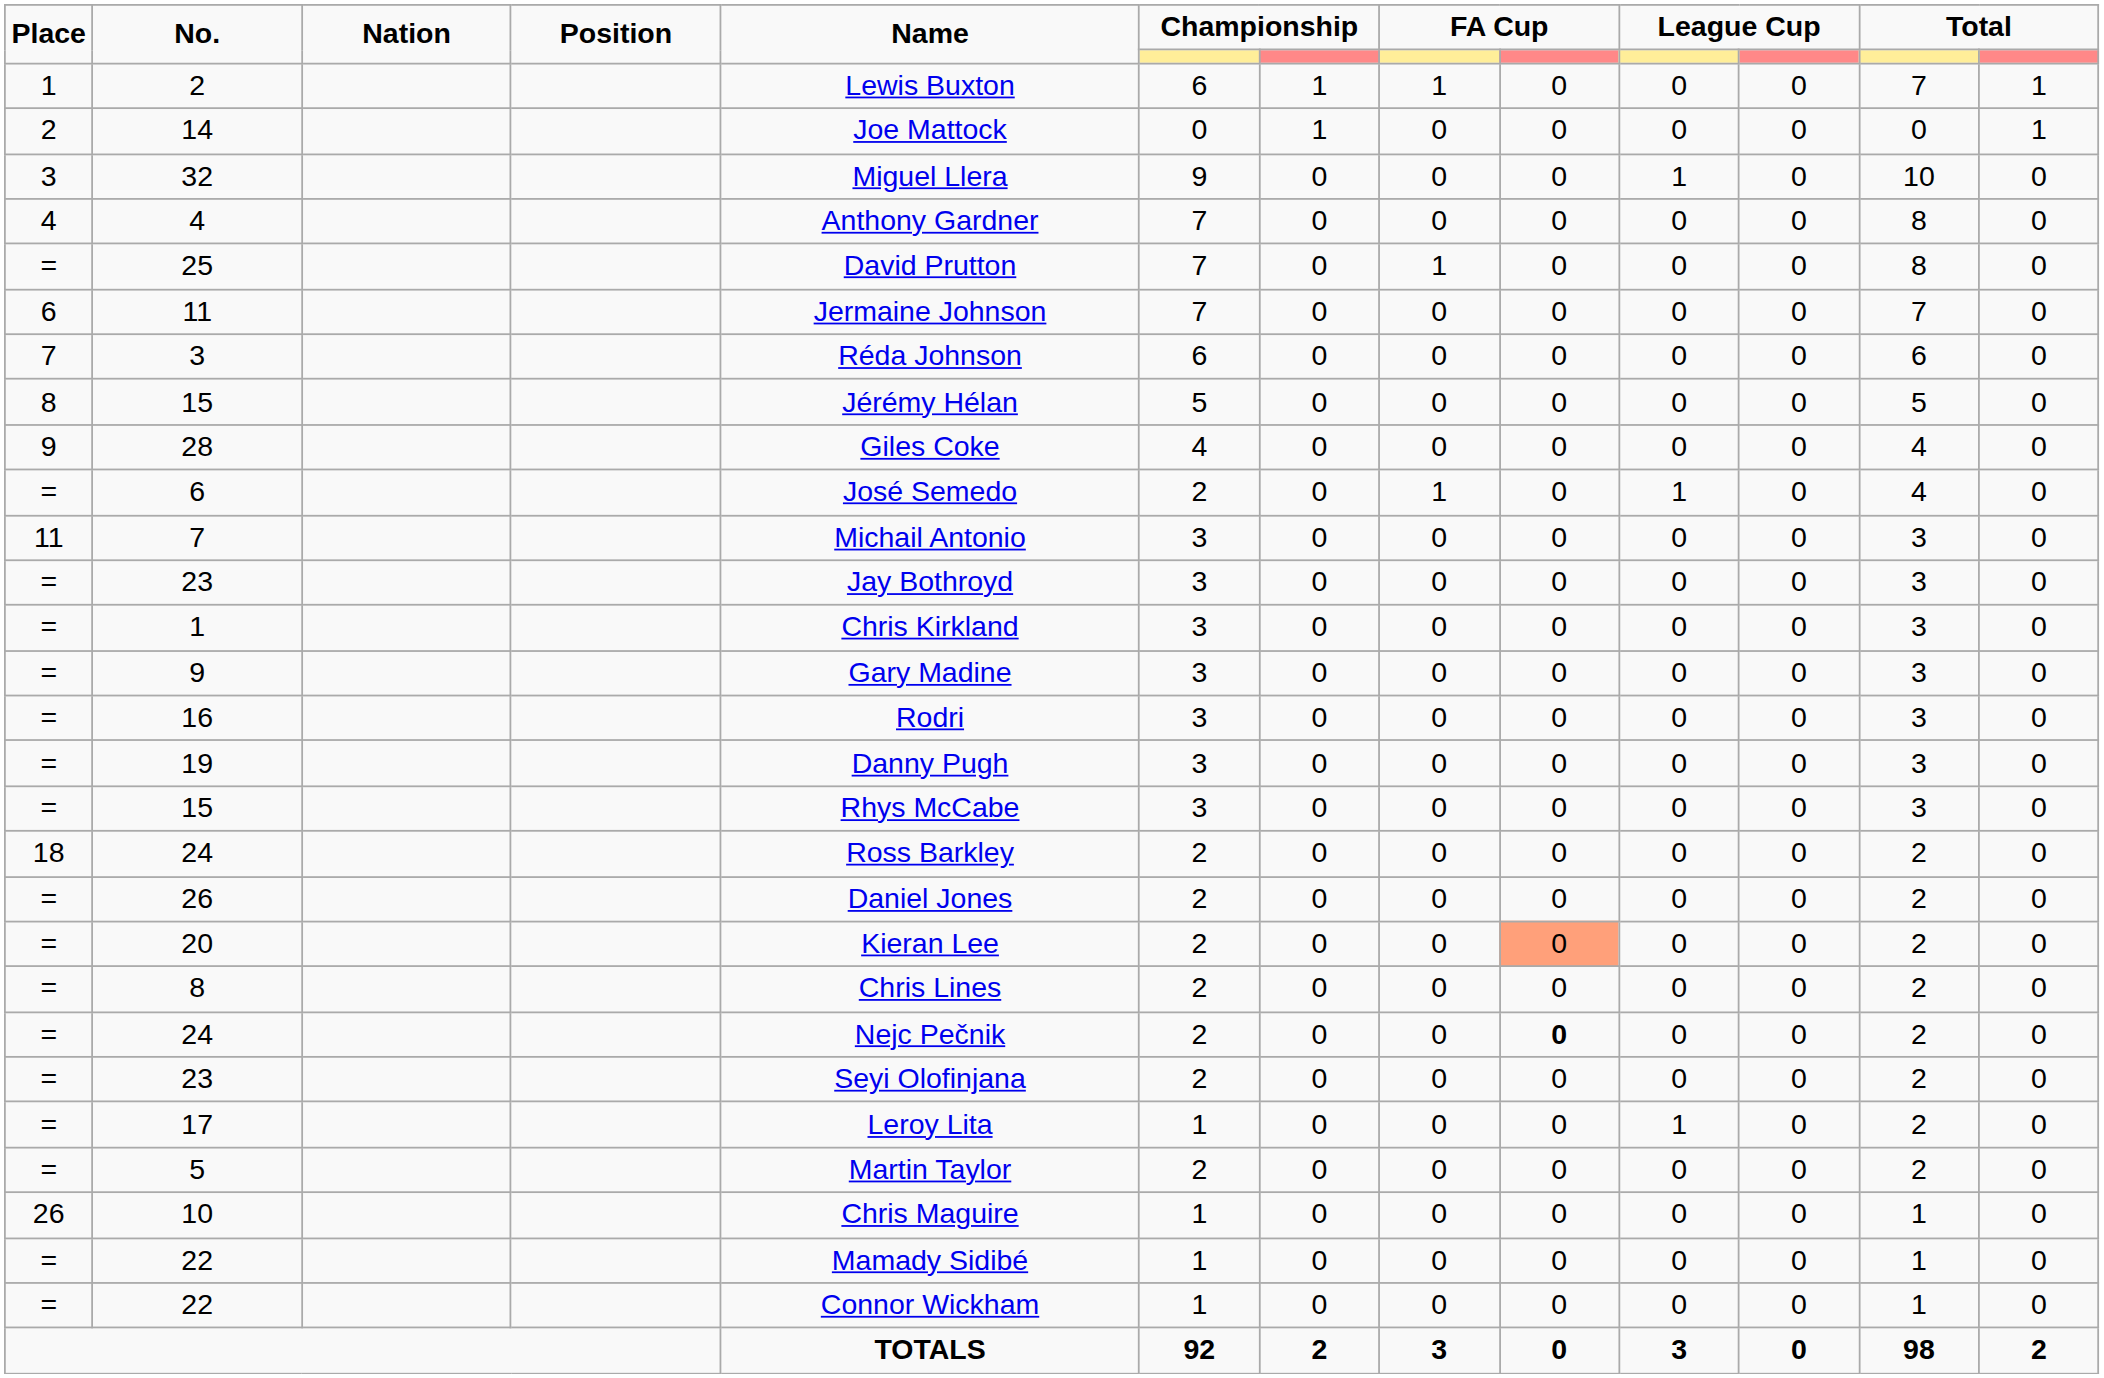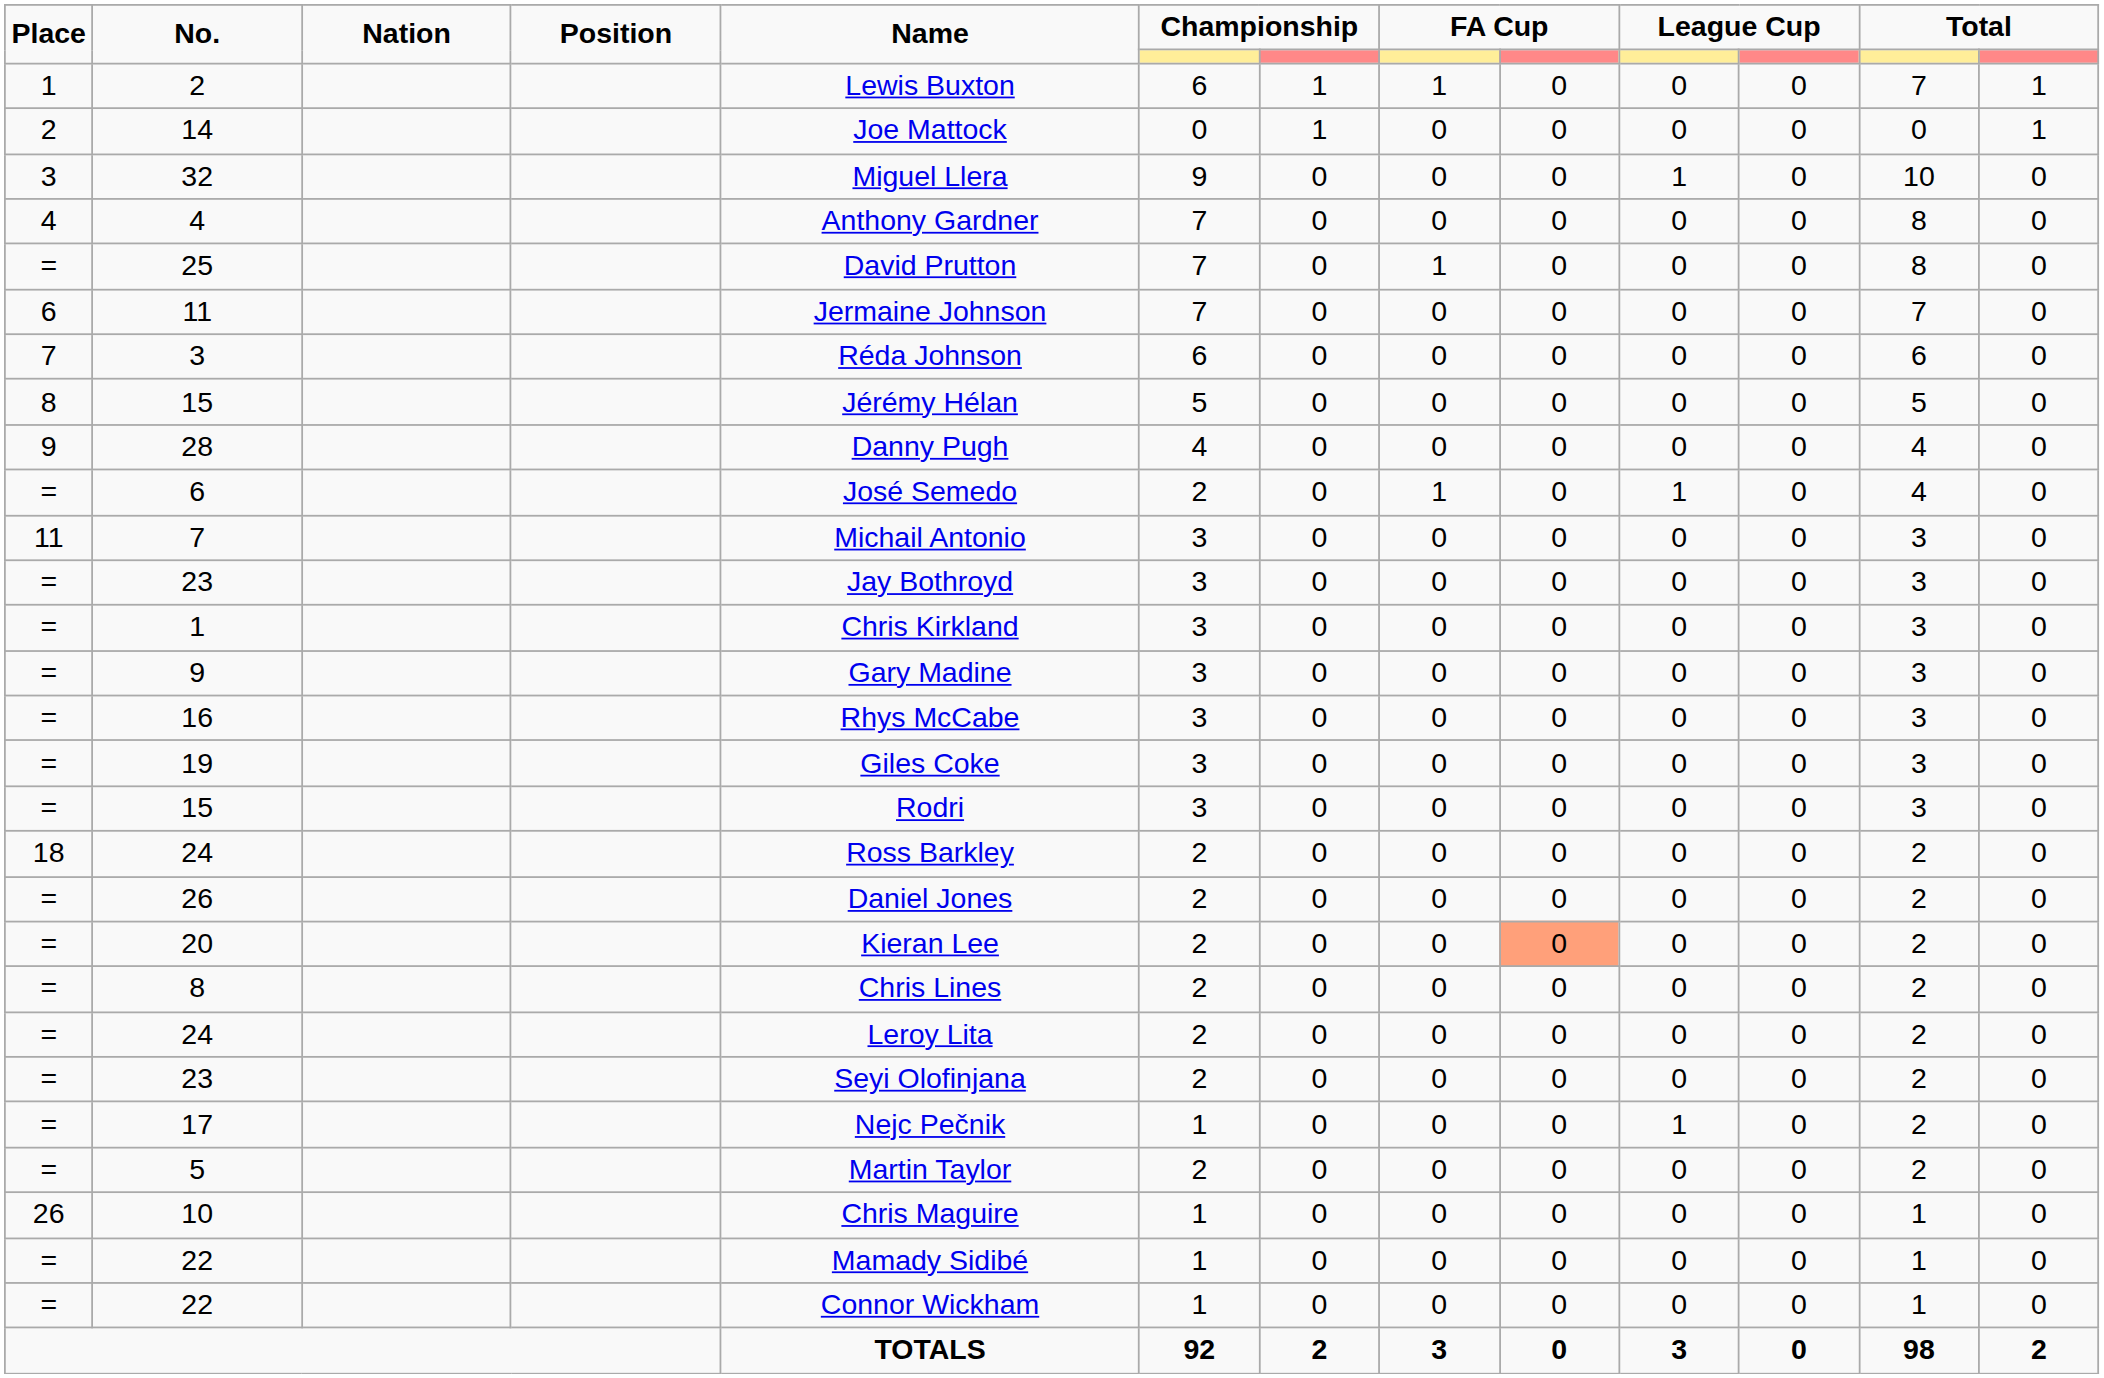(930, 446) Giles Coke -> (930, 446) Danny Pugh
(930, 717) Rodri -> (930, 717) Rhys McCabe
(930, 762) Danny Pugh -> (930, 762) Giles Coke
(930, 808) Rhys McCabe -> (930, 808) Rodri
(930, 1033) Nejc Pečnik -> (930, 1033) Leroy Lita
(1559, 1033) bold -> (1559, 1033) normal
(930, 1124) Leroy Lita -> (930, 1124) Nejc Pečnik
